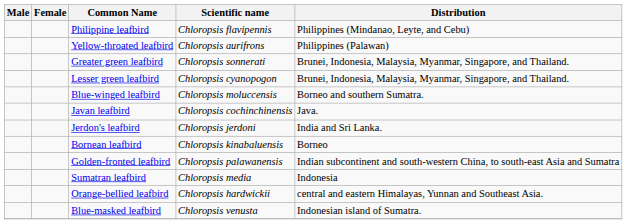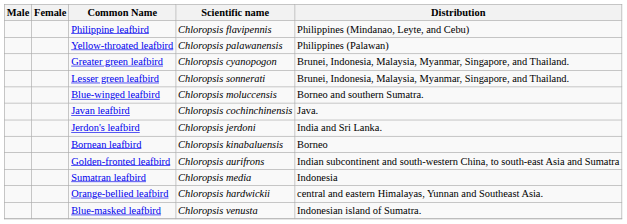(221, 45) Chloropsis aurifrons -> (230, 45) Chloropsis palawanensis
(222, 62) Chloropsis sonnerati -> (227, 62) Chloropsis cyanopogon
(227, 78) Chloropsis cyanopogon -> (222, 78) Chloropsis sonnerati
(230, 161) Chloropsis palawanensis -> (221, 161) Chloropsis aurifrons
